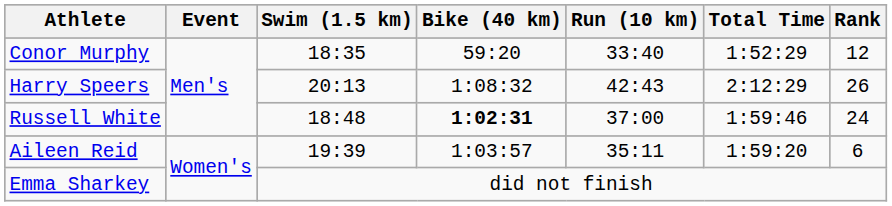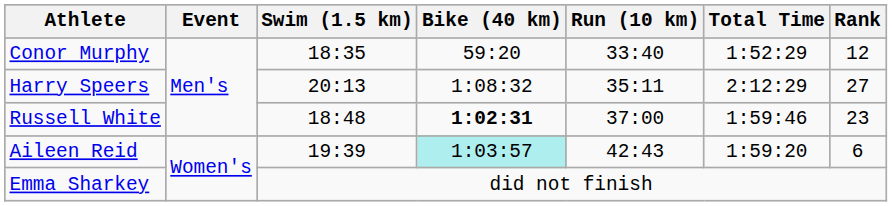(635, 86) 42:43 -> (635, 86) 35:11
(858, 86) 26 -> (858, 86) 27
(858, 119) 24 -> (858, 119) 23
(492, 151) no background -> (492, 151) paleturquoise background
(635, 151) 35:11 -> (635, 151) 42:43
